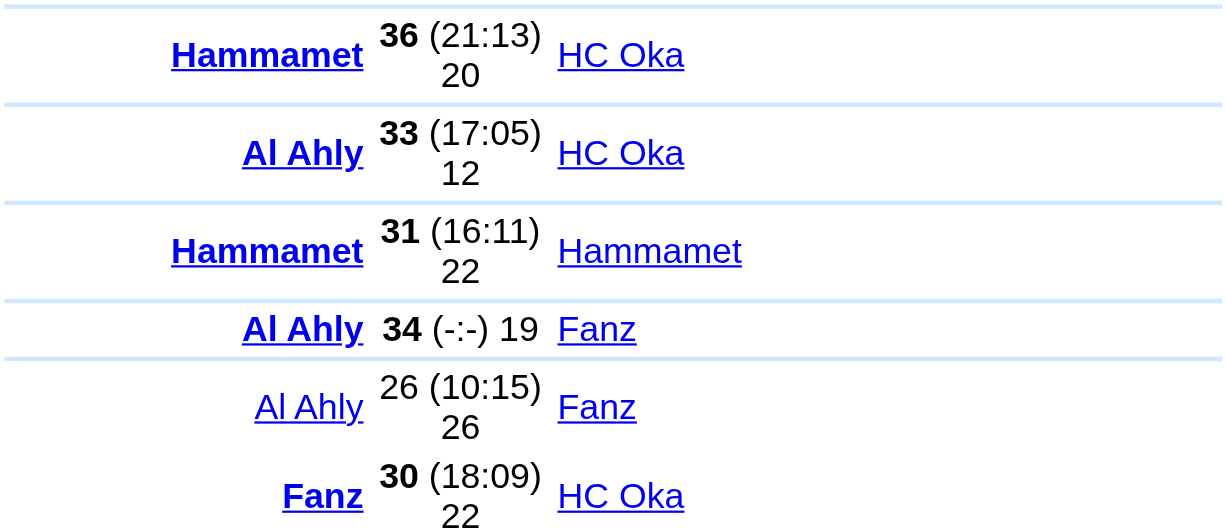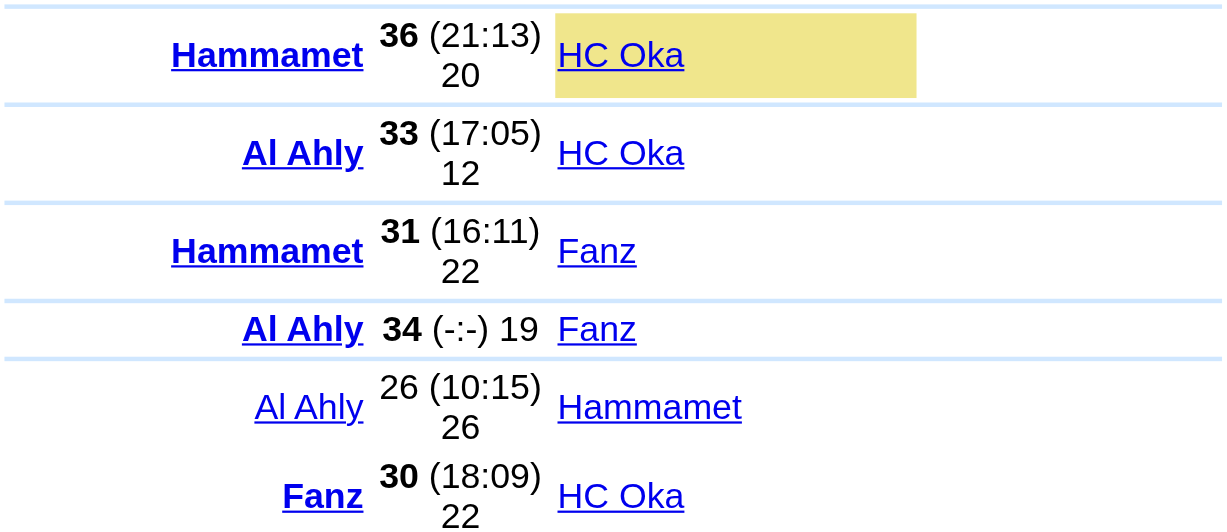(621, 55) no background -> (621, 55) khaki background
(650, 251) Hammamet -> (597, 251) Fanz
(597, 407) Fanz -> (650, 407) Hammamet
